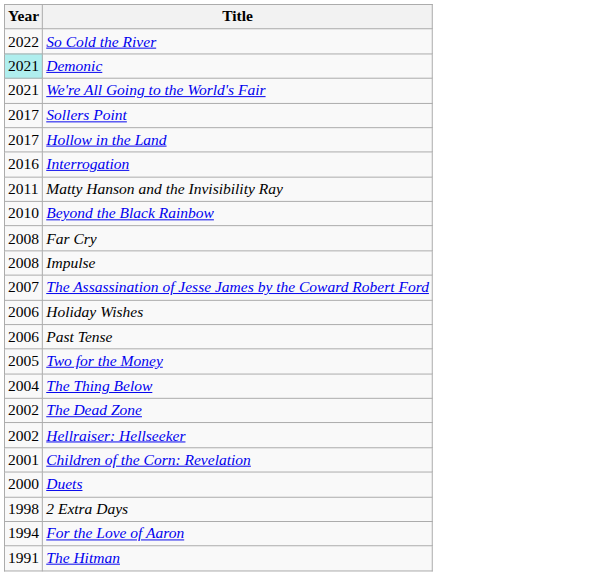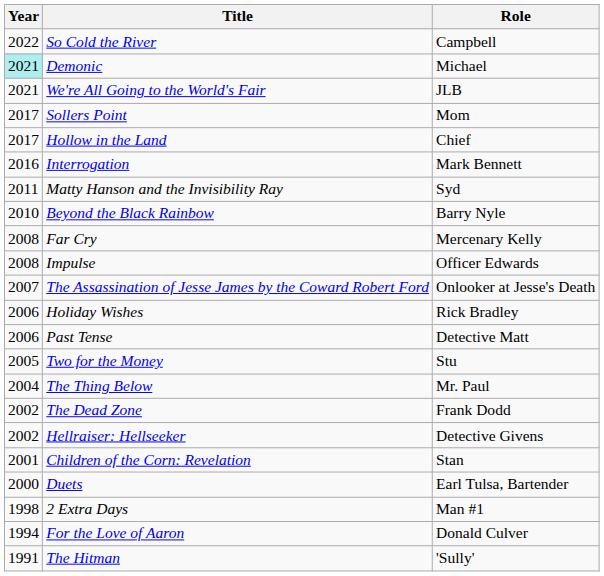+ column: (516, 16)
